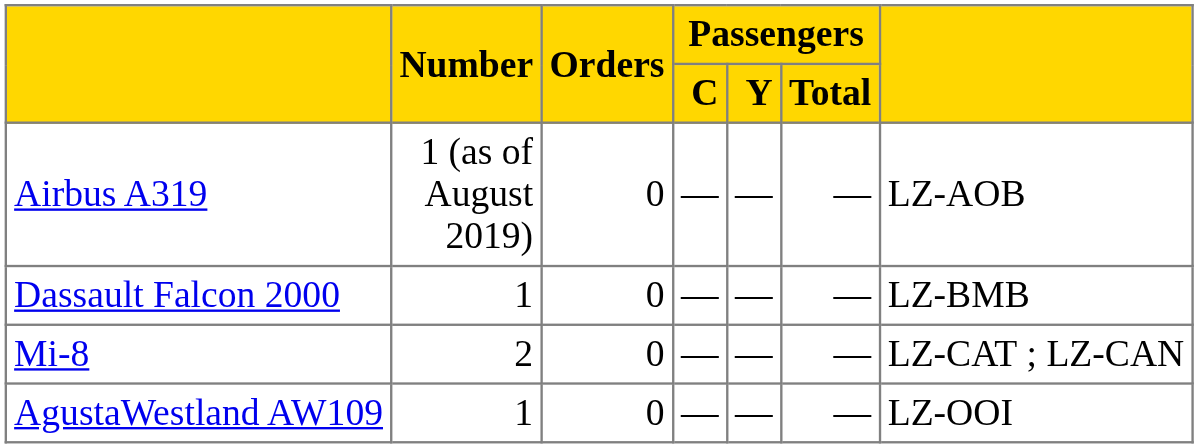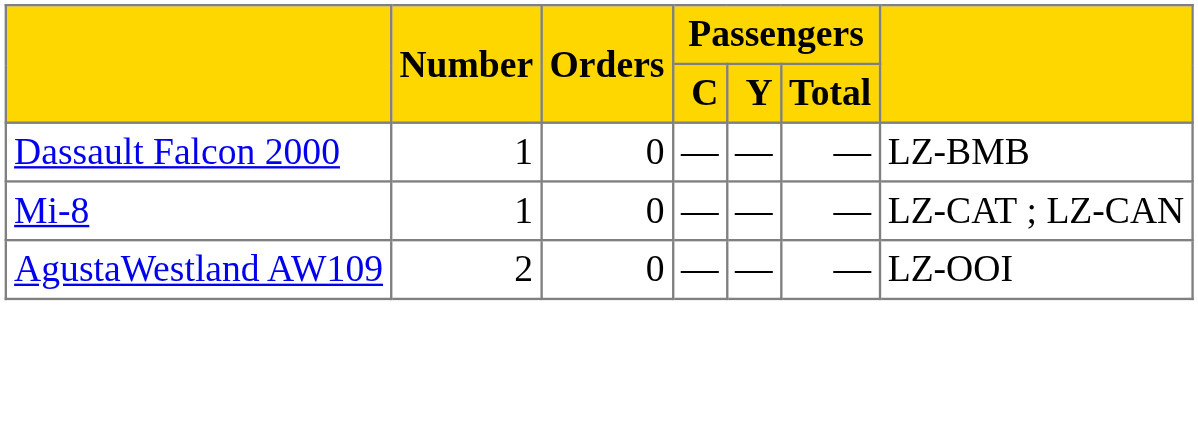- row: (111, 193)
(524, 353) 2 -> (524, 210) 1
(524, 412) 1 -> (524, 268) 2
